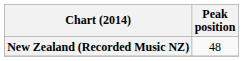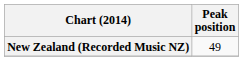(215, 46) 48 -> (215, 46) 49
